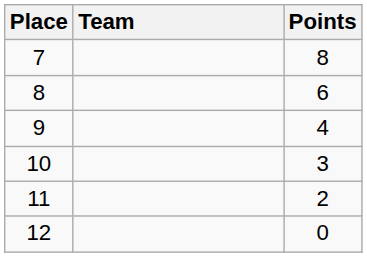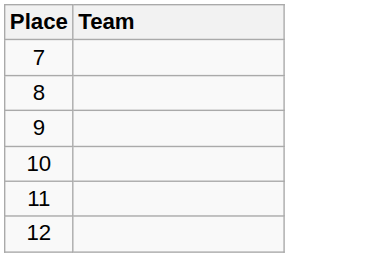- column: (323, 22)
